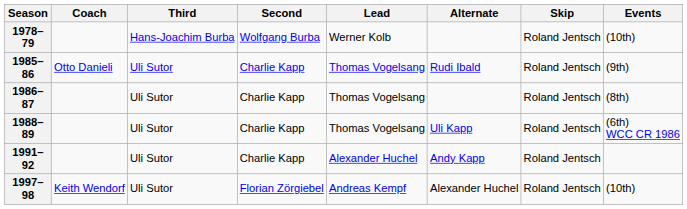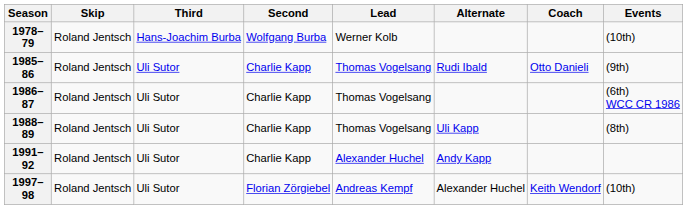columns swapped: (562, 13) <-> (89, 13)
(617, 98) (8th) -> (643, 98) (6th) WCC CR 1986
(643, 128) (6th) WCC CR 1986 -> (617, 128) (8th)
